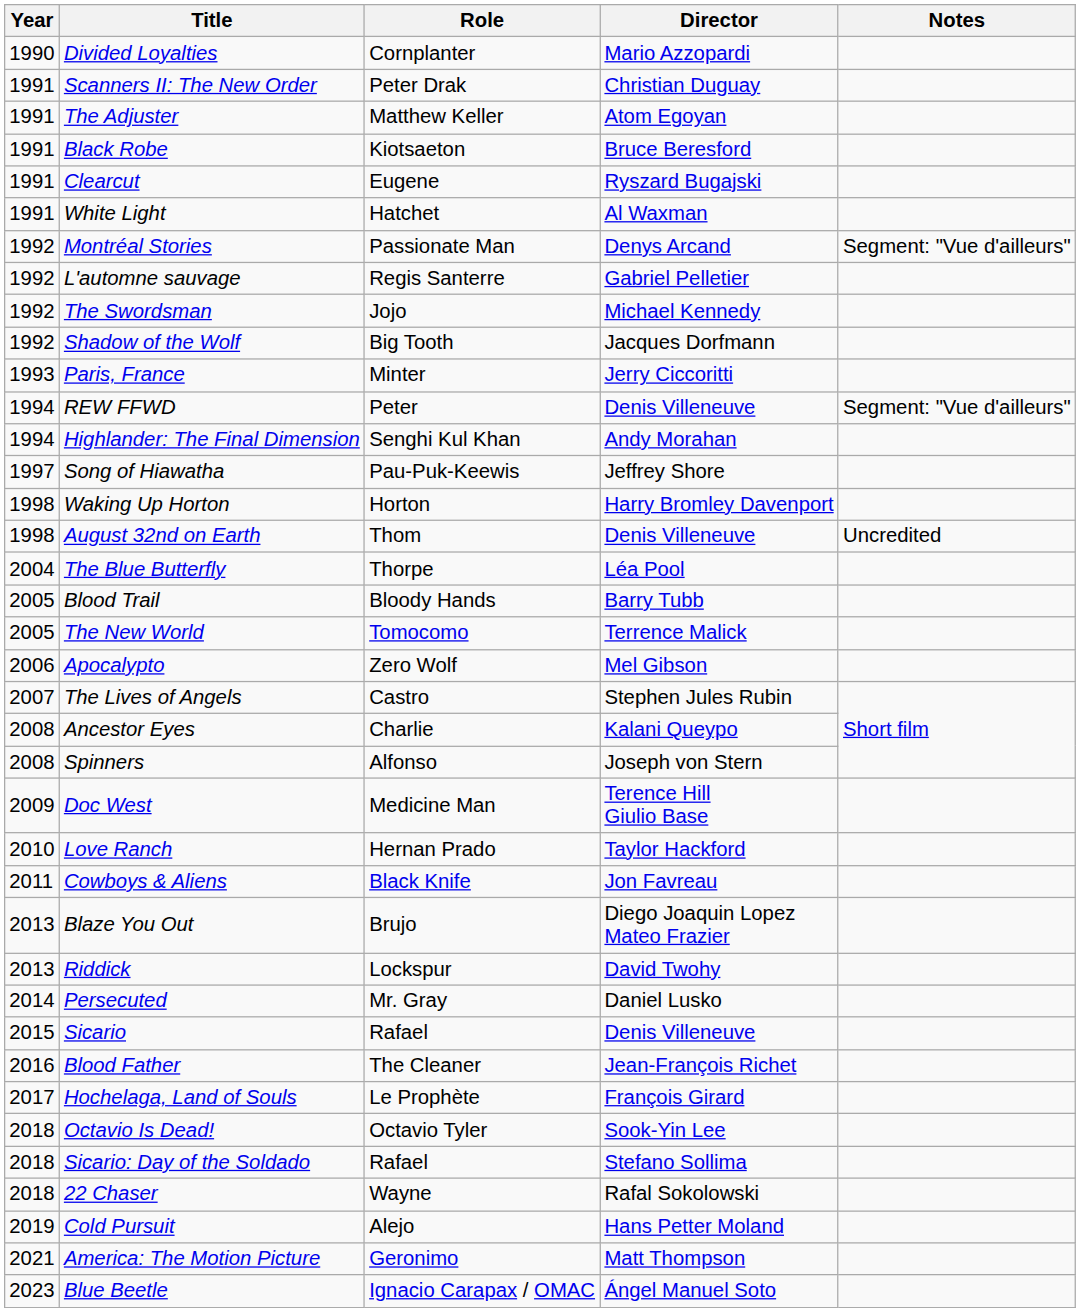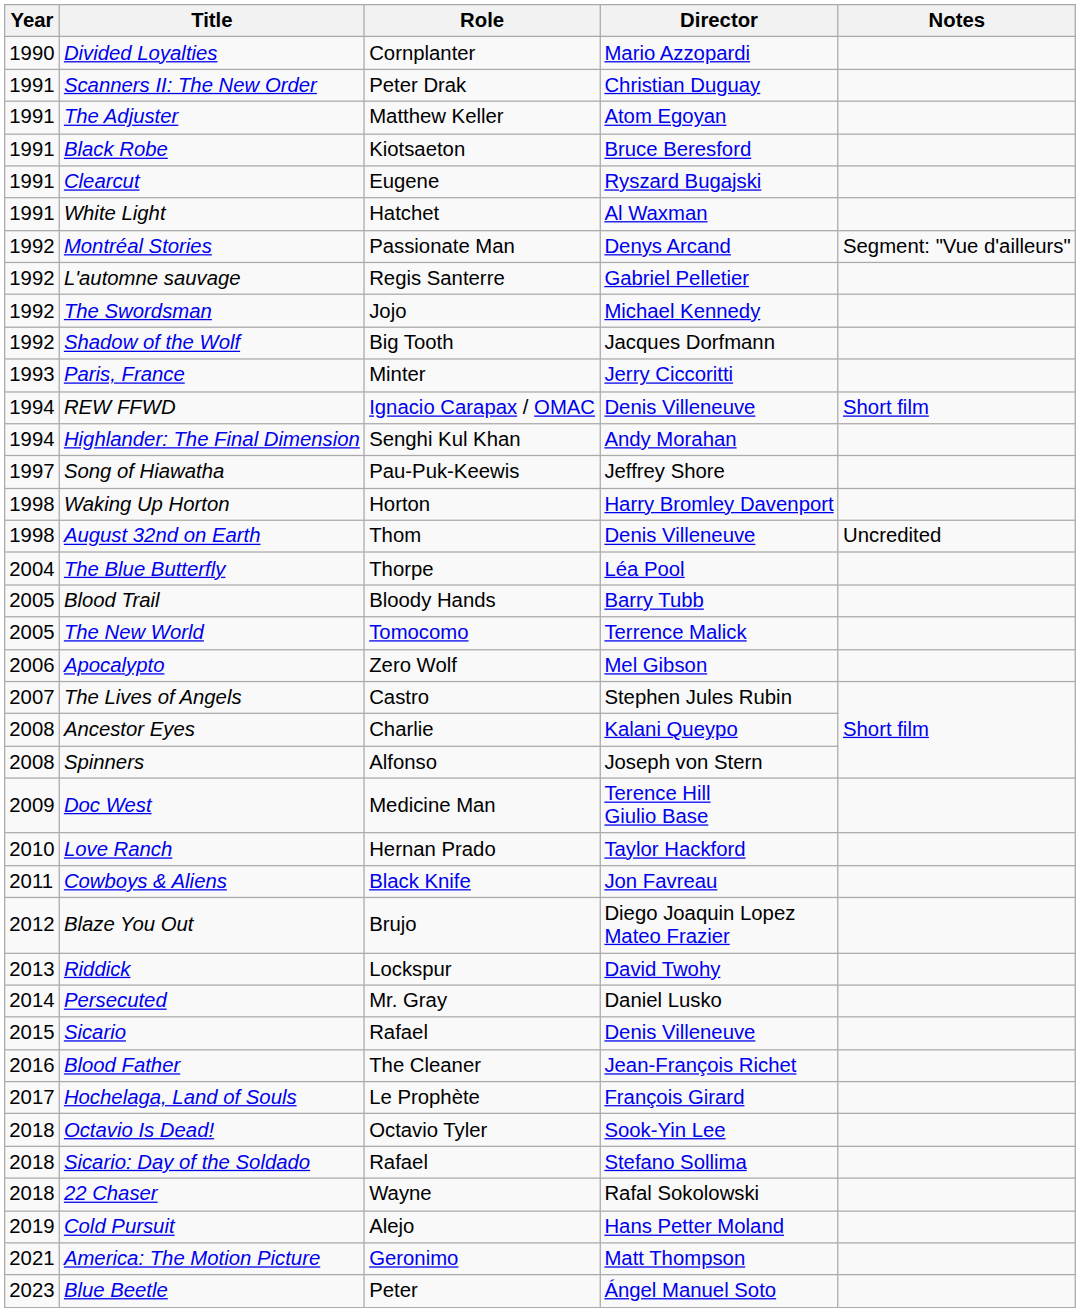(393, 407) Peter -> (482, 407) Ignacio Carapax / OMAC
(957, 407) Segment: "Vue d'ailleurs" -> (886, 407) Short film
(32, 925) 2013 -> (32, 925) 2012
(482, 1290) Ignacio Carapax / OMAC -> (393, 1290) Peter
